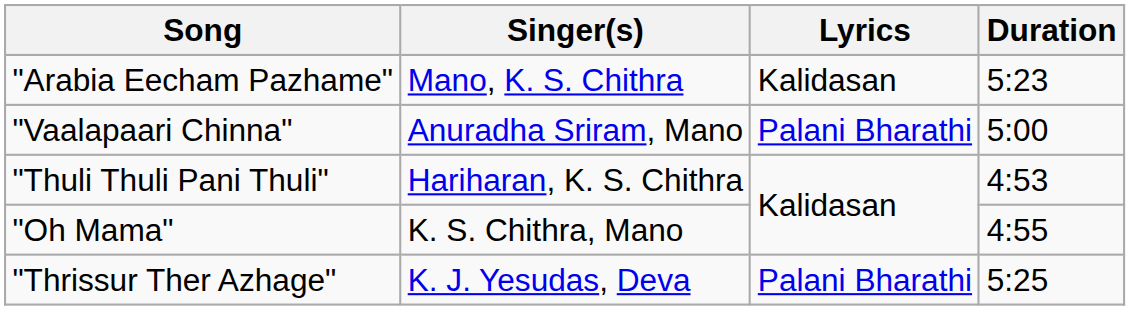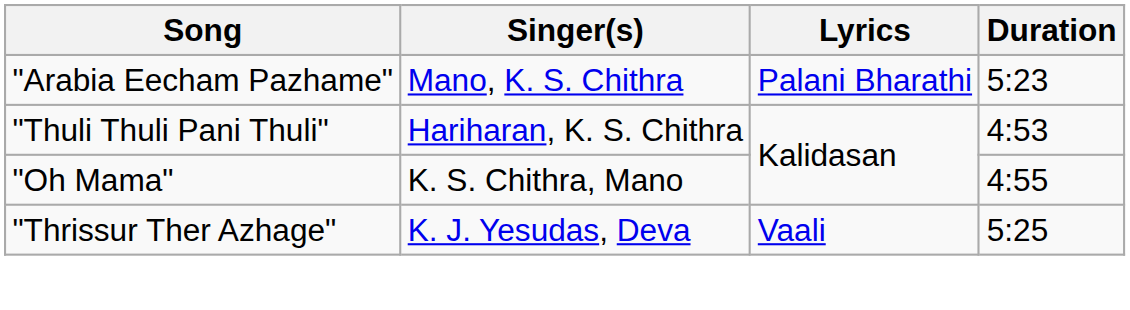(827, 80) Kalidasan -> (865, 80) Palani Bharathi
- row: (152, 130)
(865, 281) Palani Bharathi -> (792, 230) Vaali
